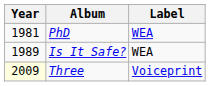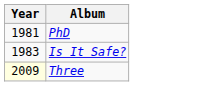- column: (167, 14)
(25, 52) 1989 -> (25, 52) 1983
